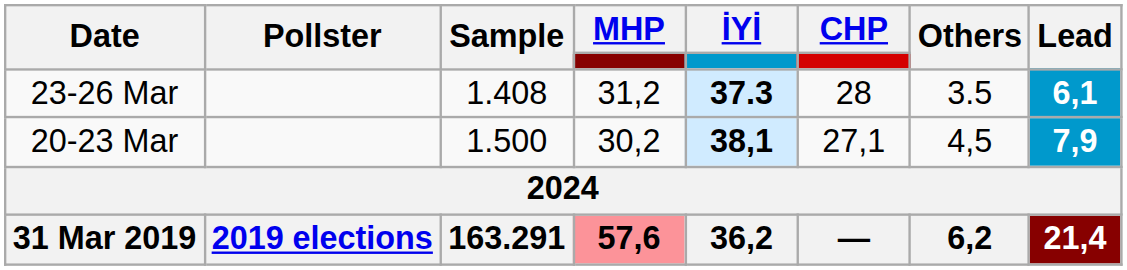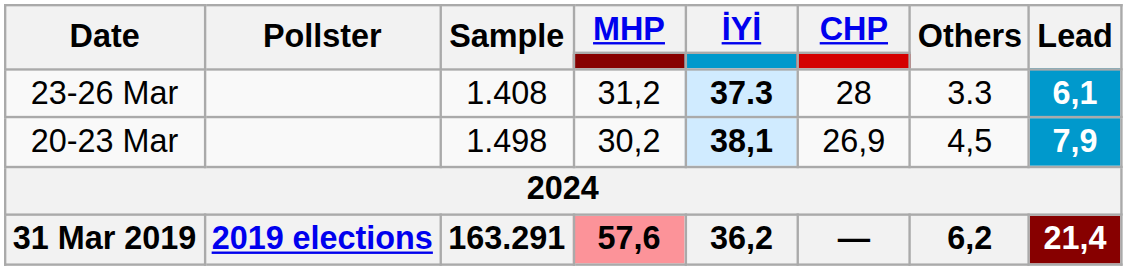(970, 92) 3.5 -> (970, 92) 3.3
(507, 141) 1.500 -> (507, 141) 1.498
(854, 141) 27,1 -> (854, 141) 26,9
